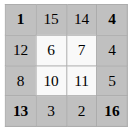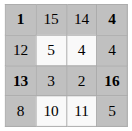(51, 50) 6 -> (51, 50) 5
(82, 50) 7 -> (82, 50) 4
rows swapped: (21, 80) <-> (21, 111)
